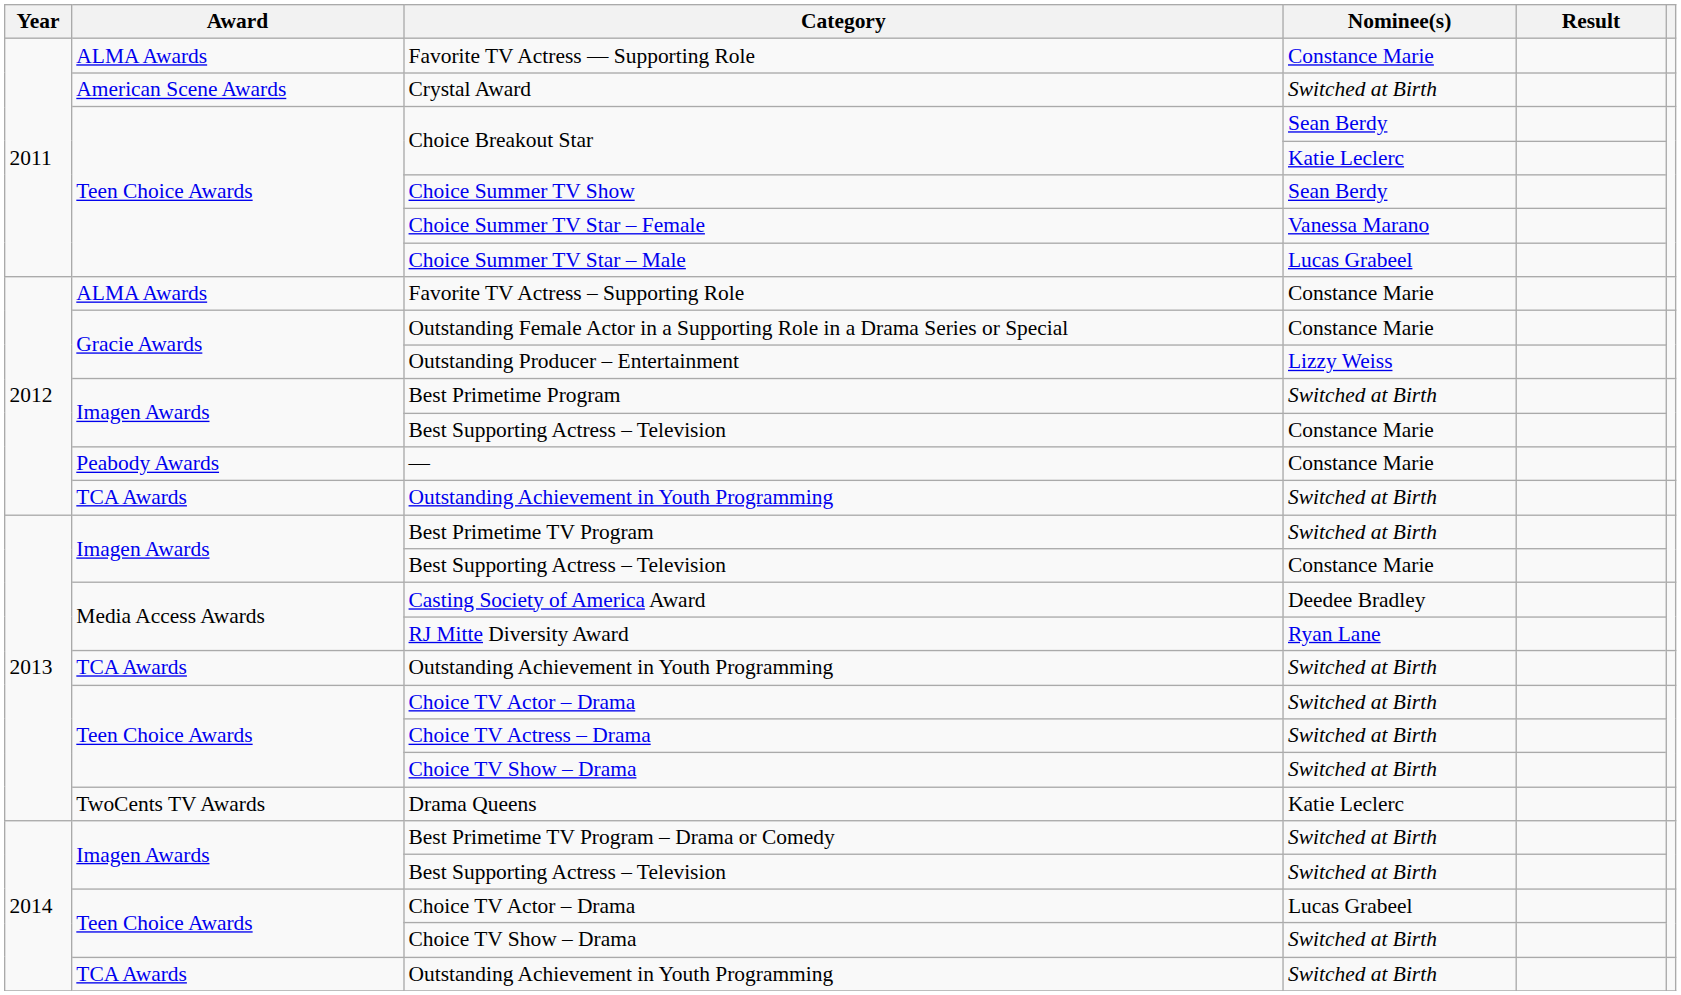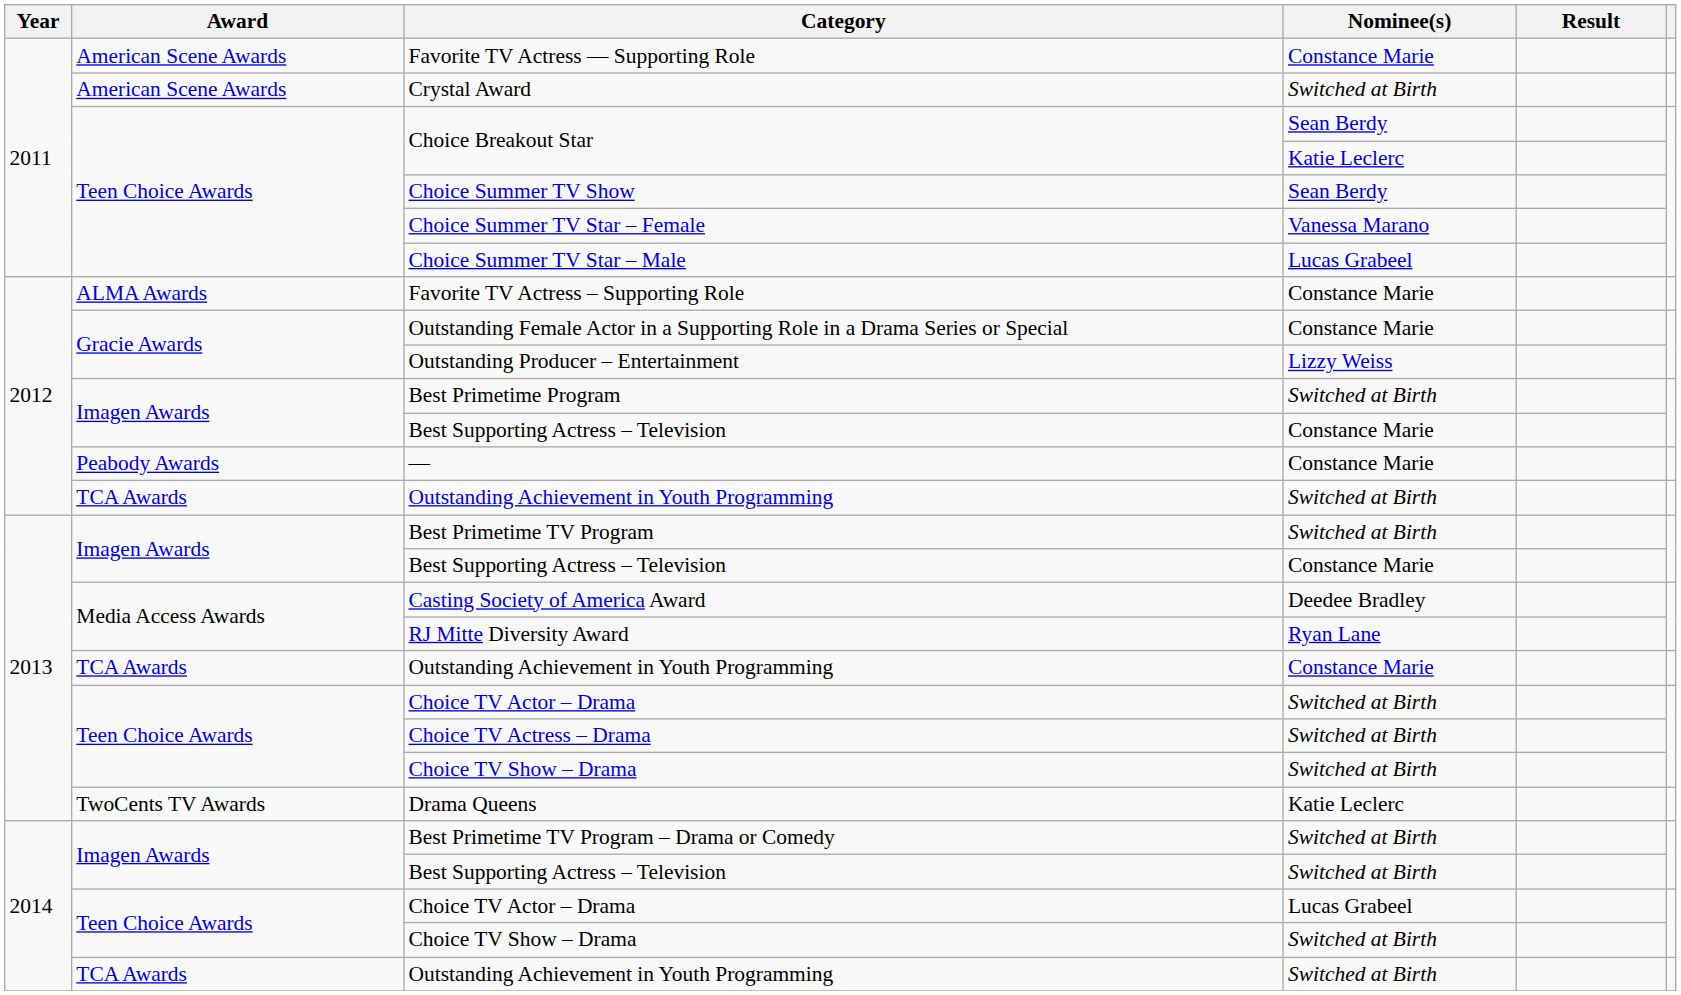(142, 55) ALMA Awards -> (181, 55) American Scene Awards
(1362, 667) Switched at Birth -> (1361, 667) Constance Marie
